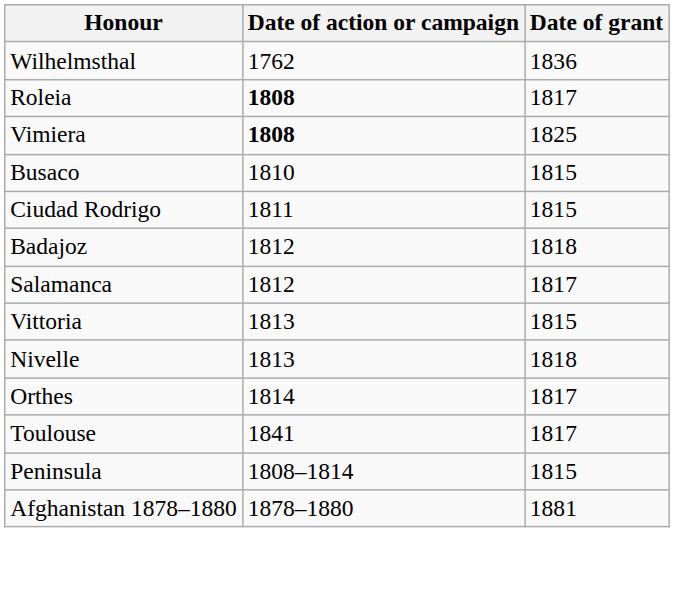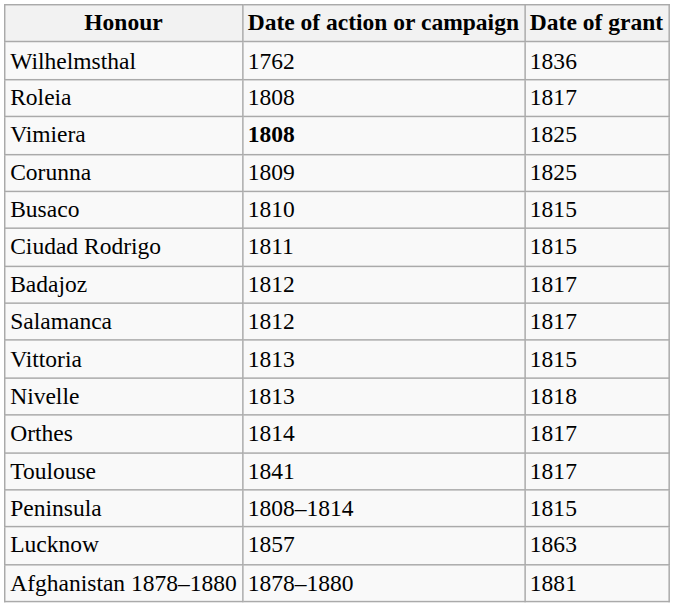(271, 97) bold -> (271, 97) normal
+ row: (51, 172)
(553, 246) 1818 -> (553, 284) 1817
+ row: (55, 545)
